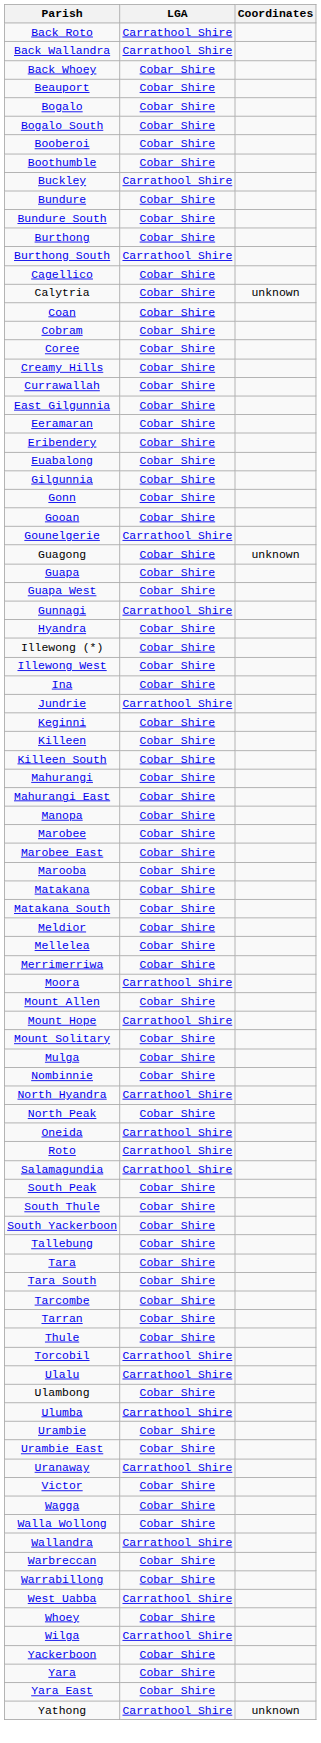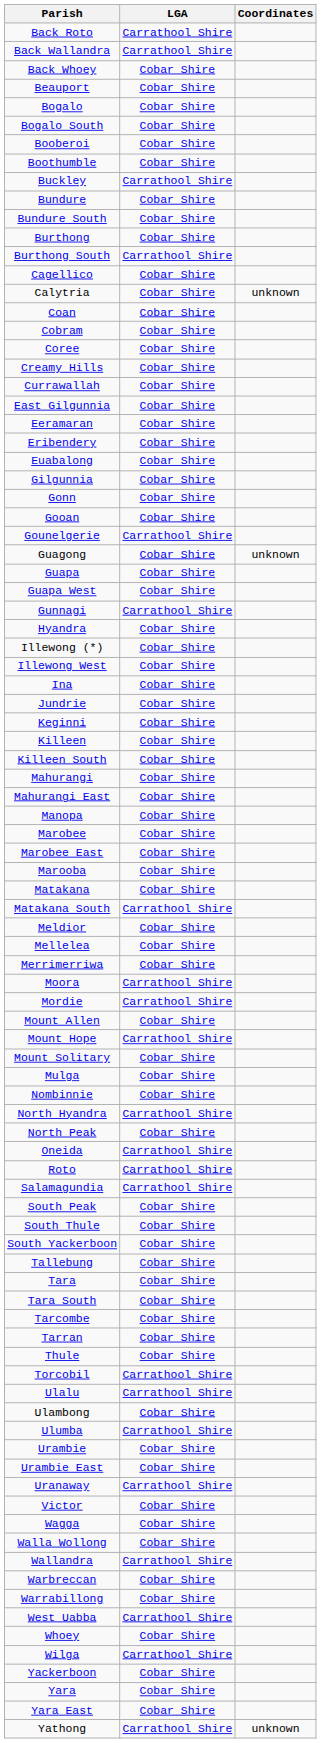(177, 704) Carrathool Shire -> (177, 704) Cobar Shire
(177, 909) Cobar Shire -> (177, 909) Carrathool Shire
+ row: (62, 1002)
